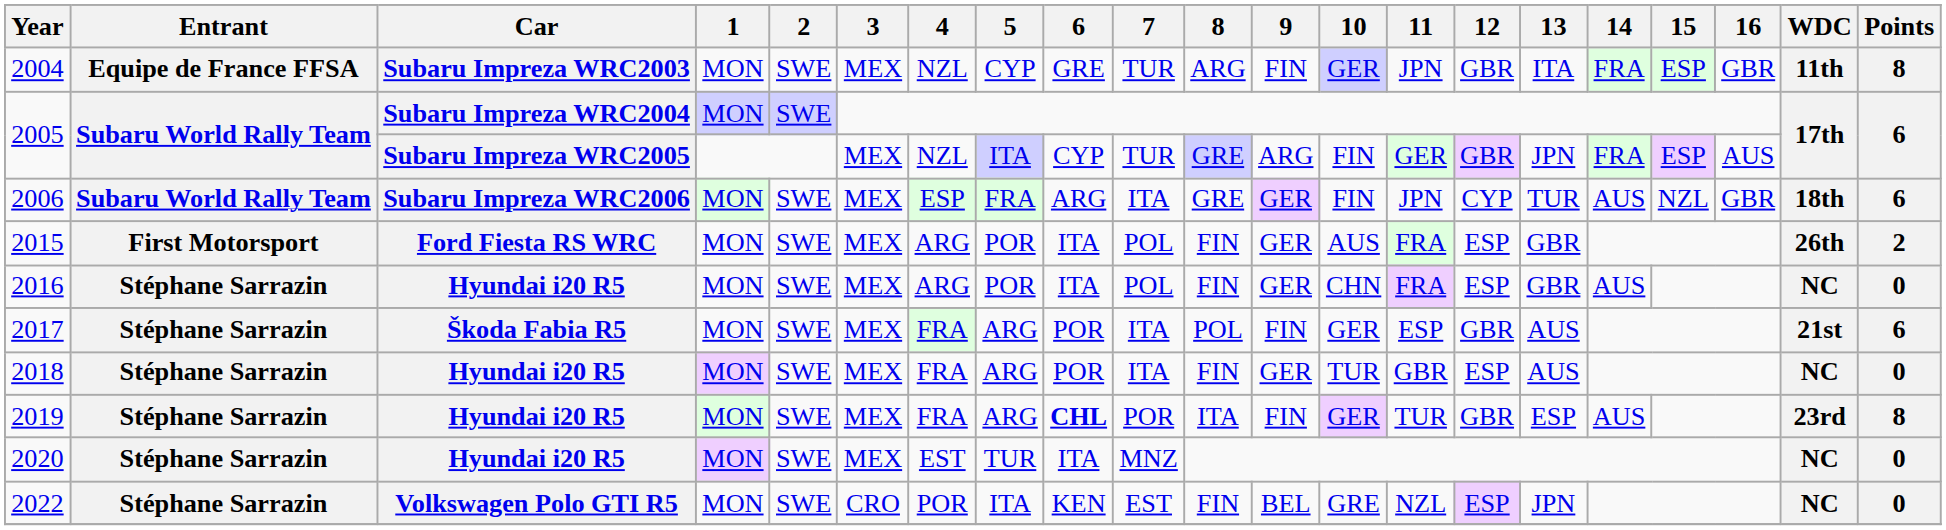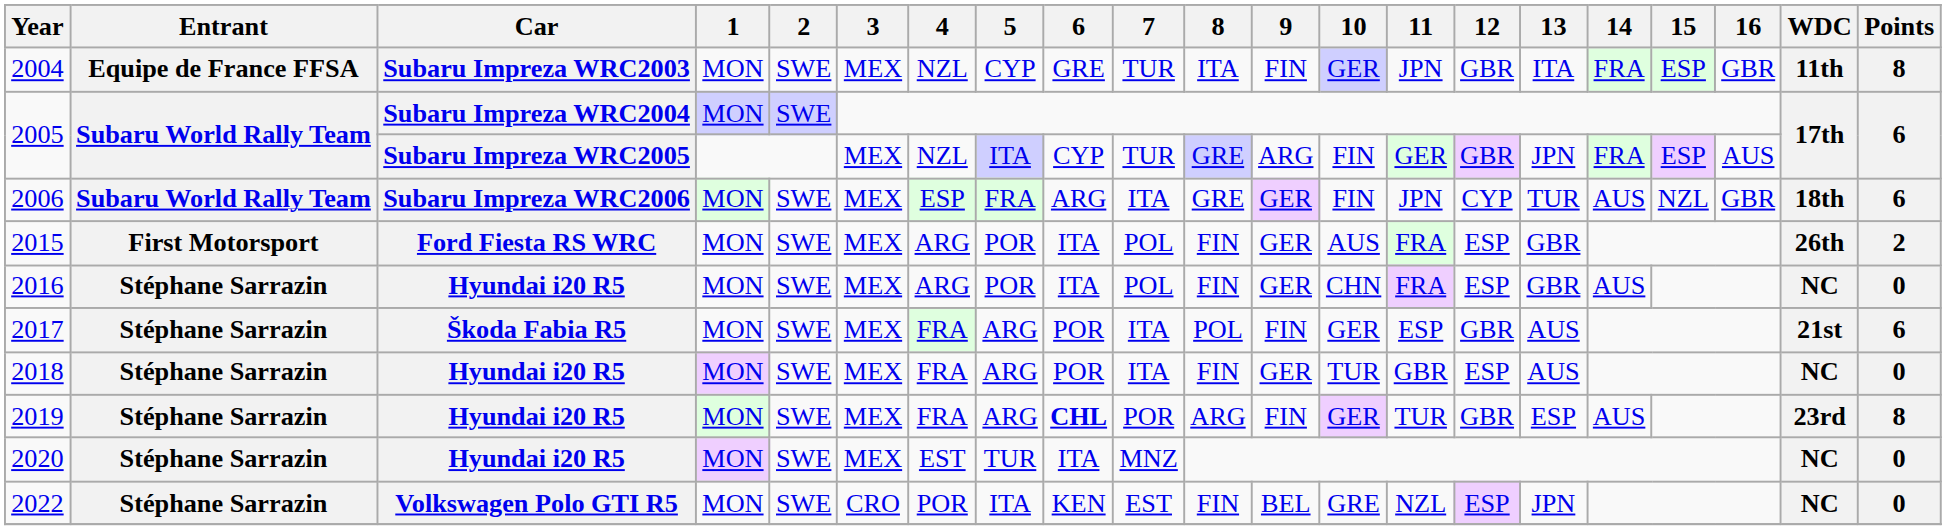(1218, 69) ARG -> (1218, 69) ITA
(1218, 415) ITA -> (1218, 415) ARG
